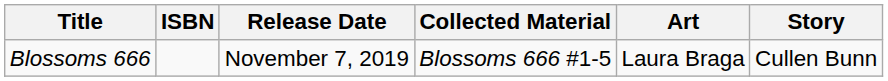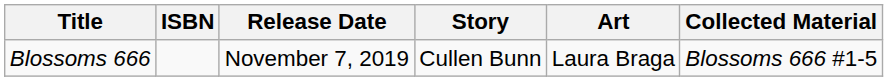columns swapped: (816, 22) <-> (515, 22)
